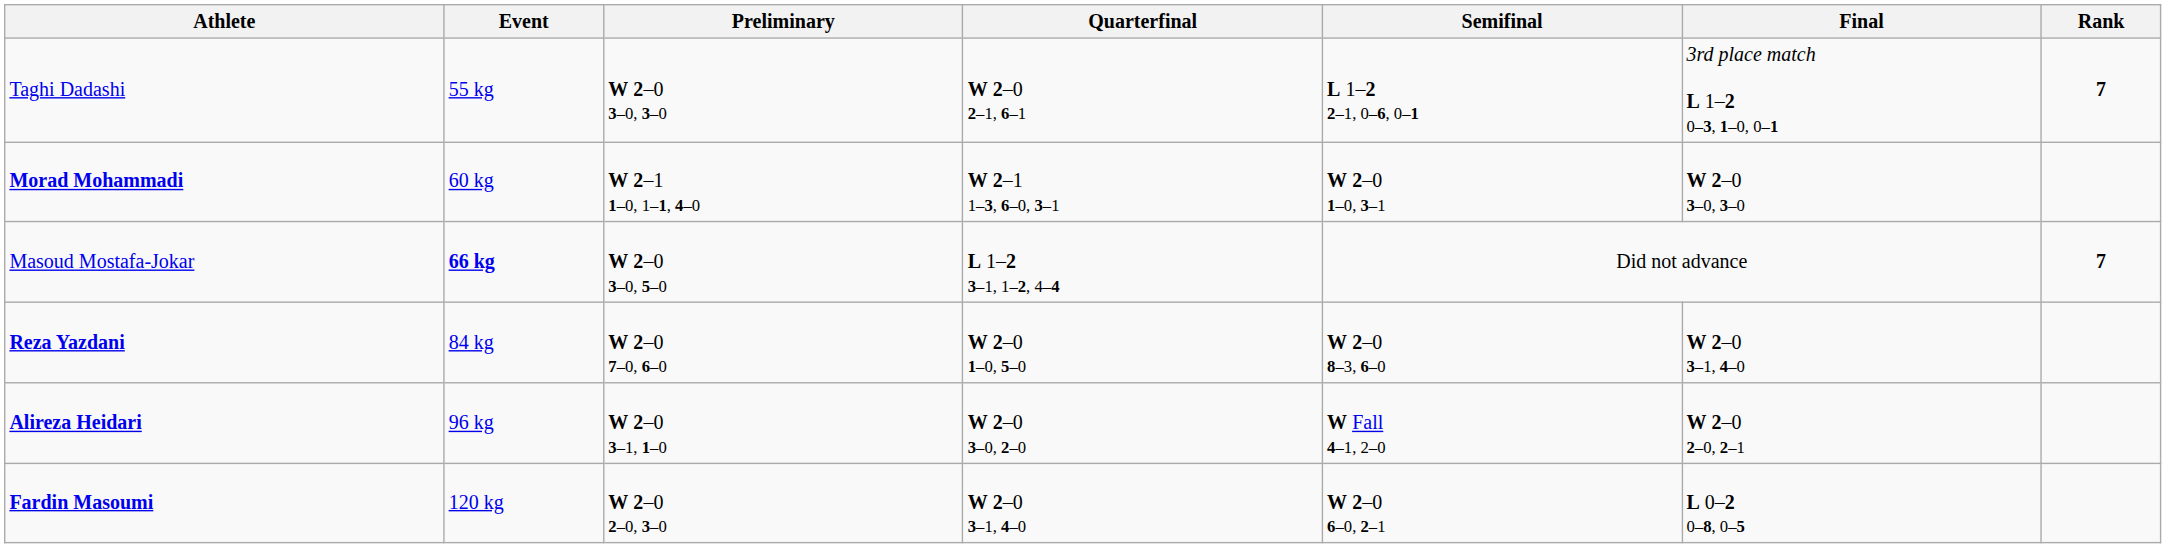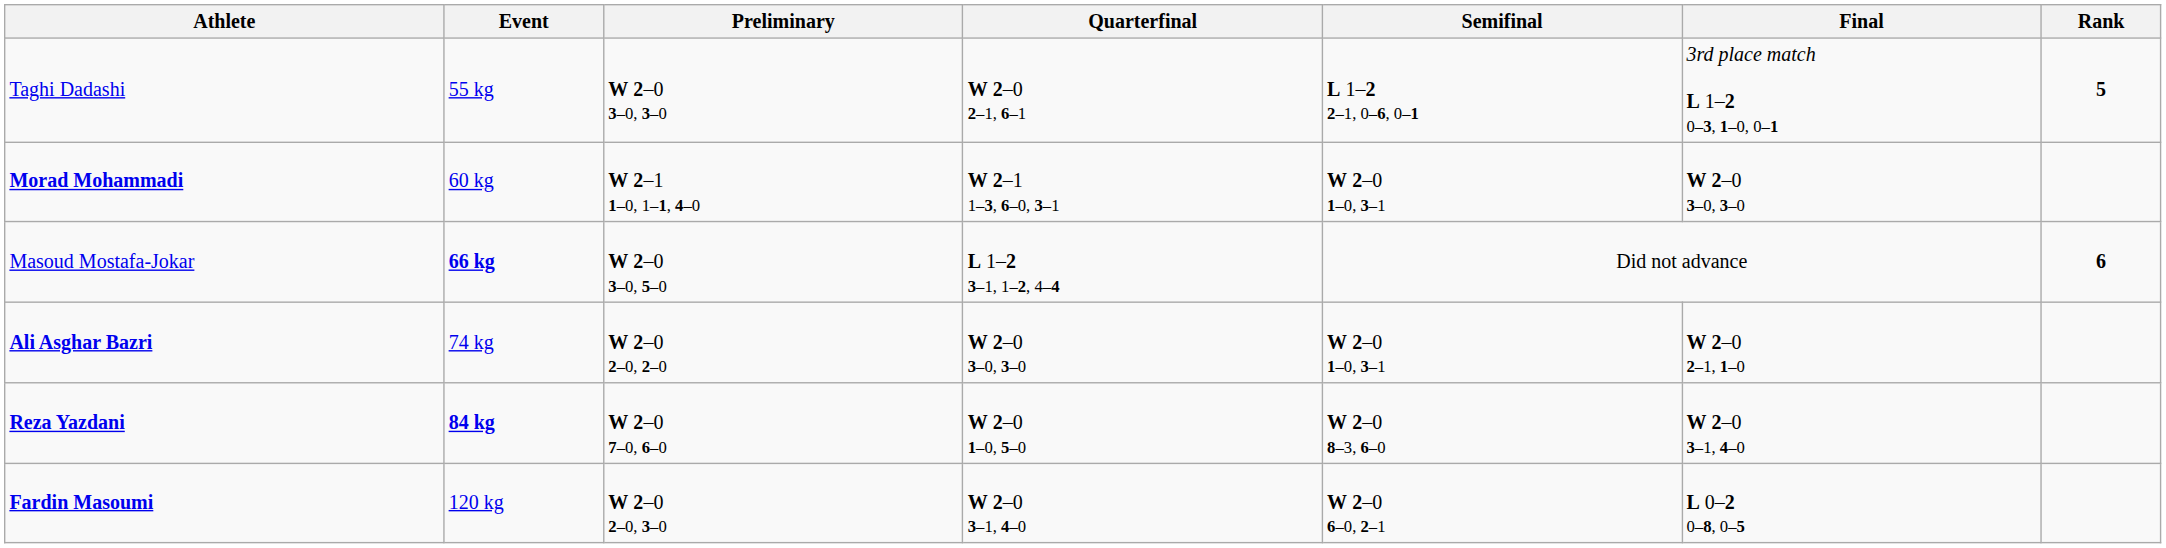(2101, 89) 7 -> (2101, 89) 5
(2101, 262) 7 -> (2101, 262) 6
+ row: (81, 342)
(471, 342) normal -> (472, 422) bold
- row: (76, 422)
